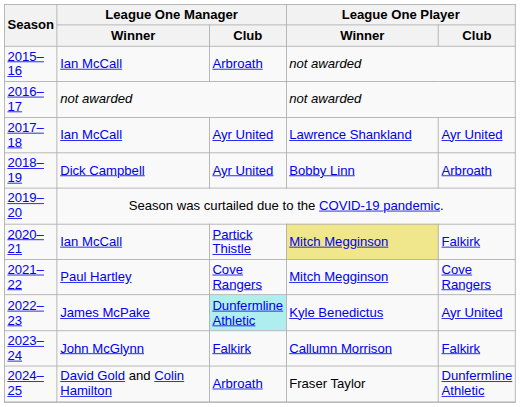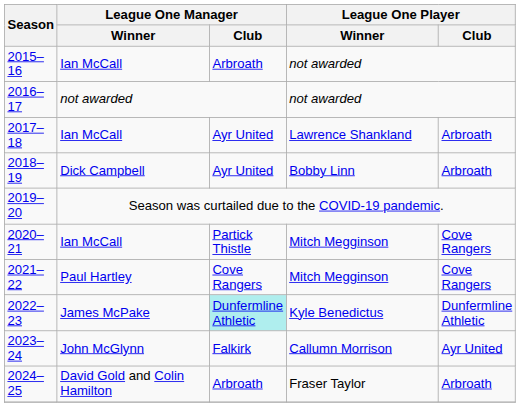(472, 135) Ayr United -> (467, 135) Arbroath
(339, 241) khaki background -> (339, 241) no background
(461, 241) Falkirk -> (466, 241) Cove Rangers
(472, 312) Ayr United -> (477, 312) Dunfermline Athletic
(461, 348) Falkirk -> (472, 348) Ayr United
(477, 384) Dunfermline Athletic -> (467, 384) Arbroath
